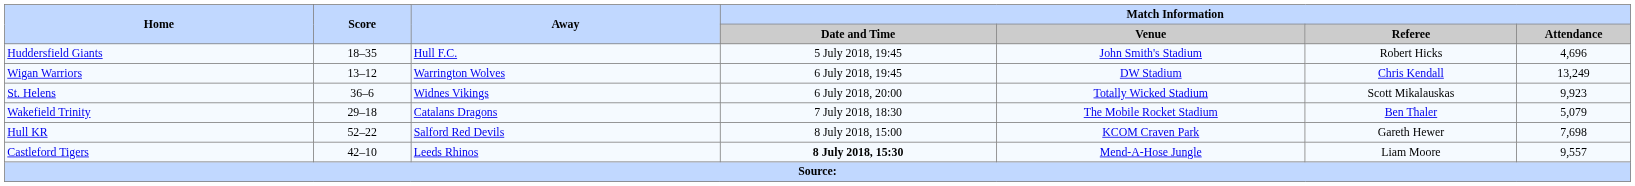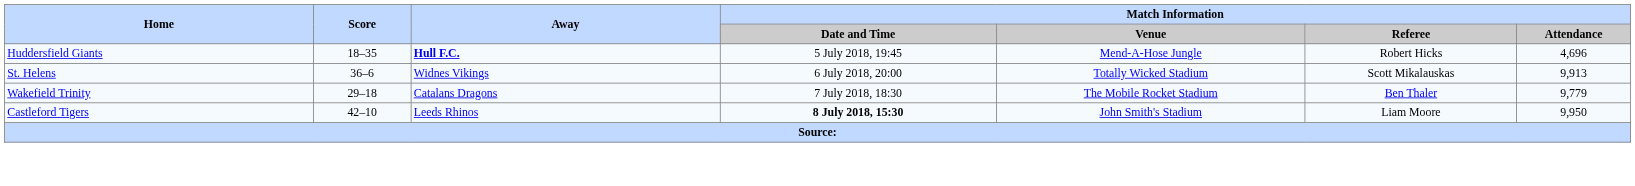(435, 53) normal -> (437, 53) bold
(1151, 53) John Smith's Stadium -> (1151, 53) Mend-A-Hose Jungle
- row: (45, 73)
(1574, 93) 9,923 -> (1574, 73) 9,913
(1574, 112) 5,079 -> (1574, 93) 9,779
- row: (27, 132)
(1151, 152) Mend-A-Hose Jungle -> (1151, 112) John Smith's Stadium
(1574, 152) 9,557 -> (1574, 112) 9,950
